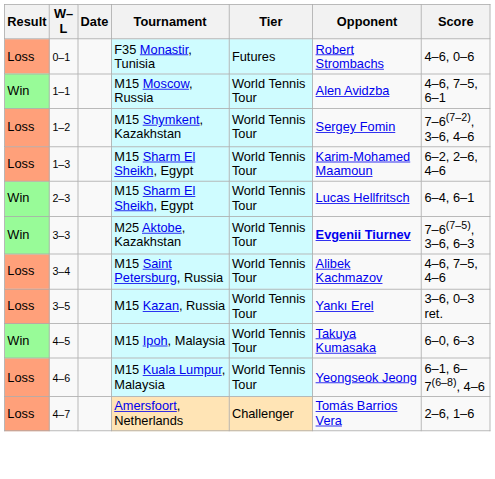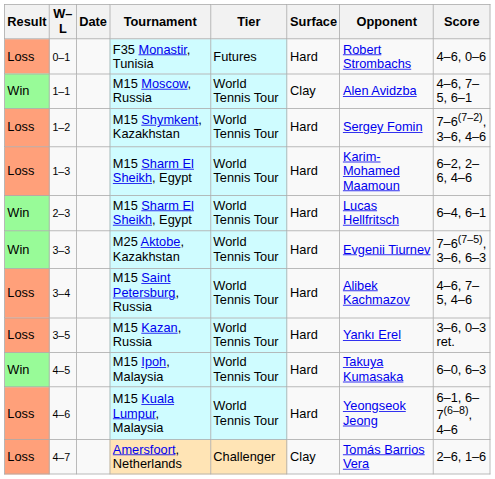+ column: (314, 21)
(363, 235) bold -> (387, 249) normal
